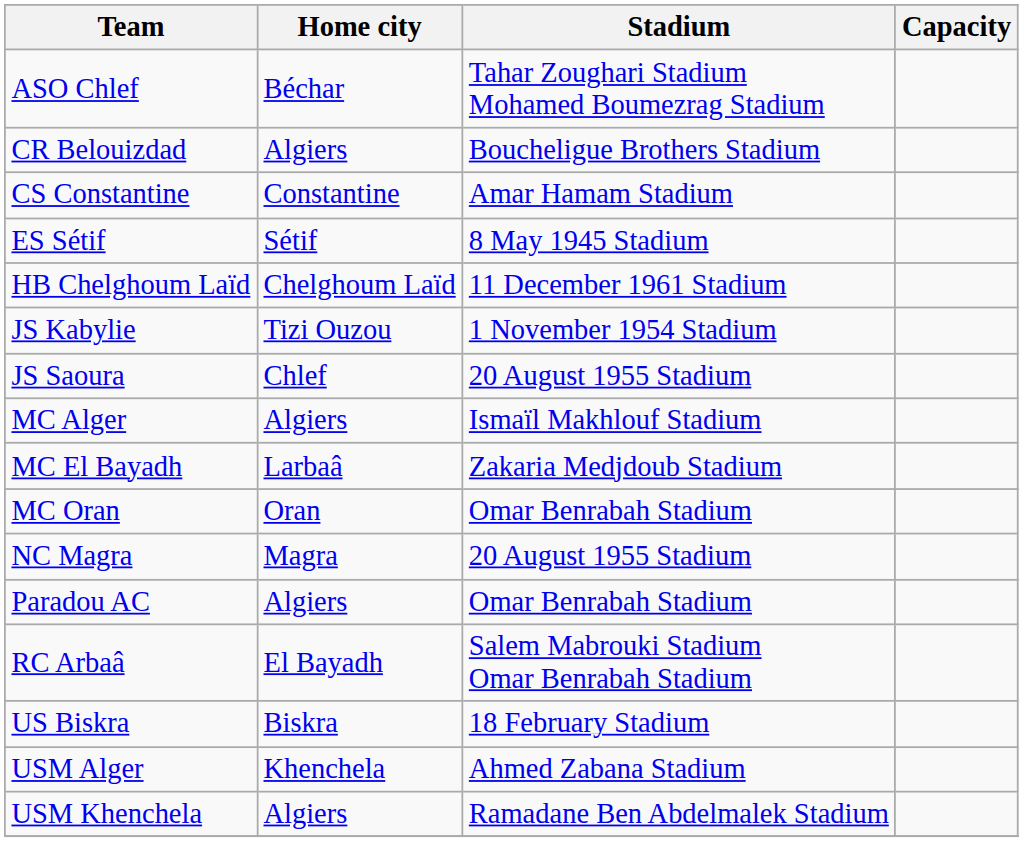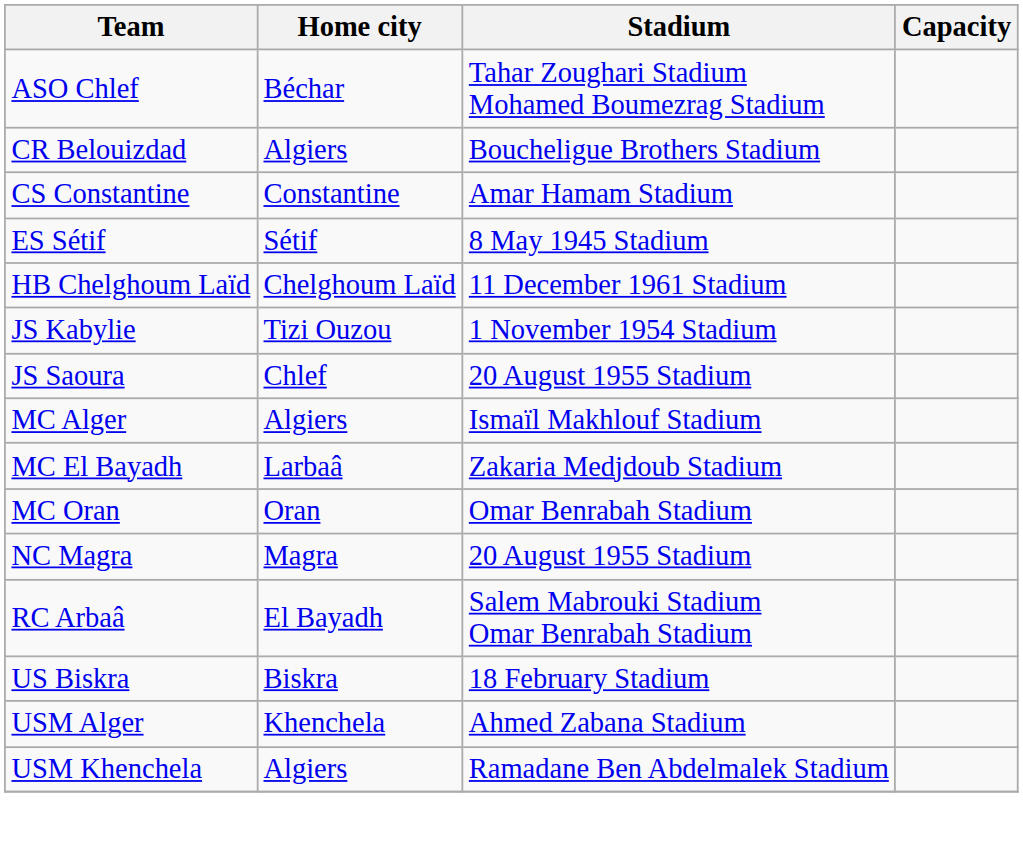- row: (81, 601)
